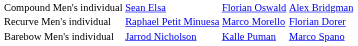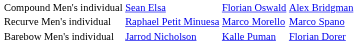(317, 22) Florian Dorer -> (317, 22) Marco Spano
(317, 36) Marco Spano -> (317, 36) Florian Dorer
